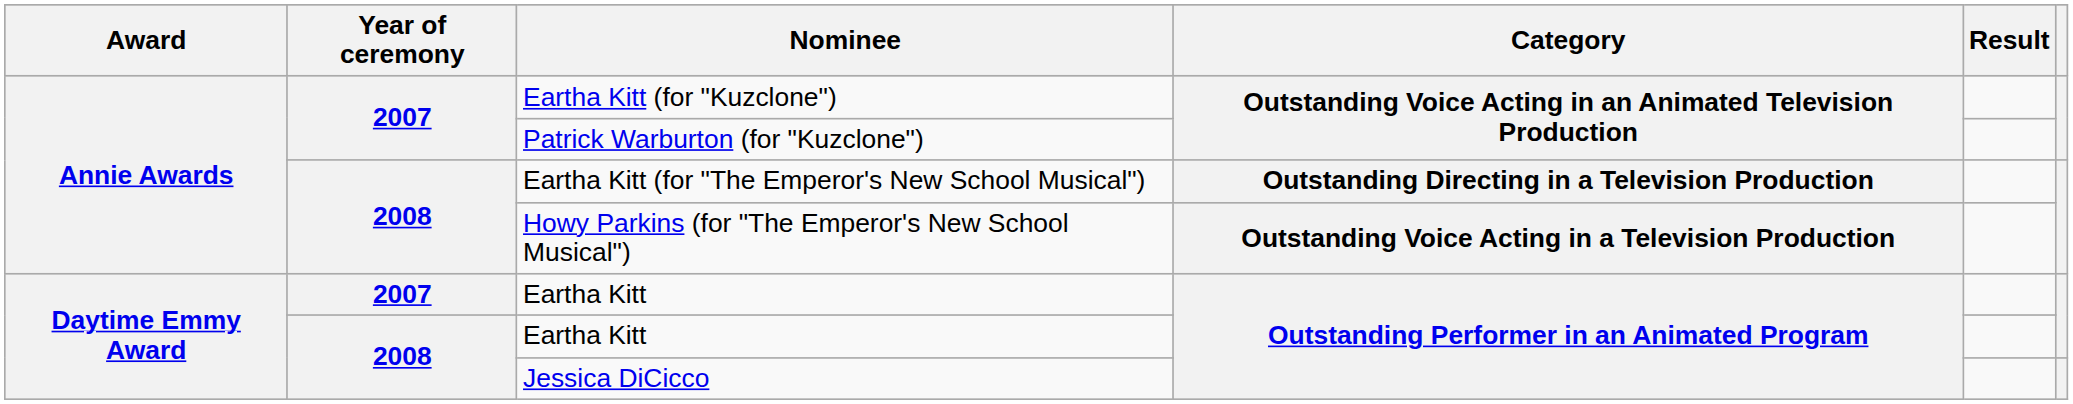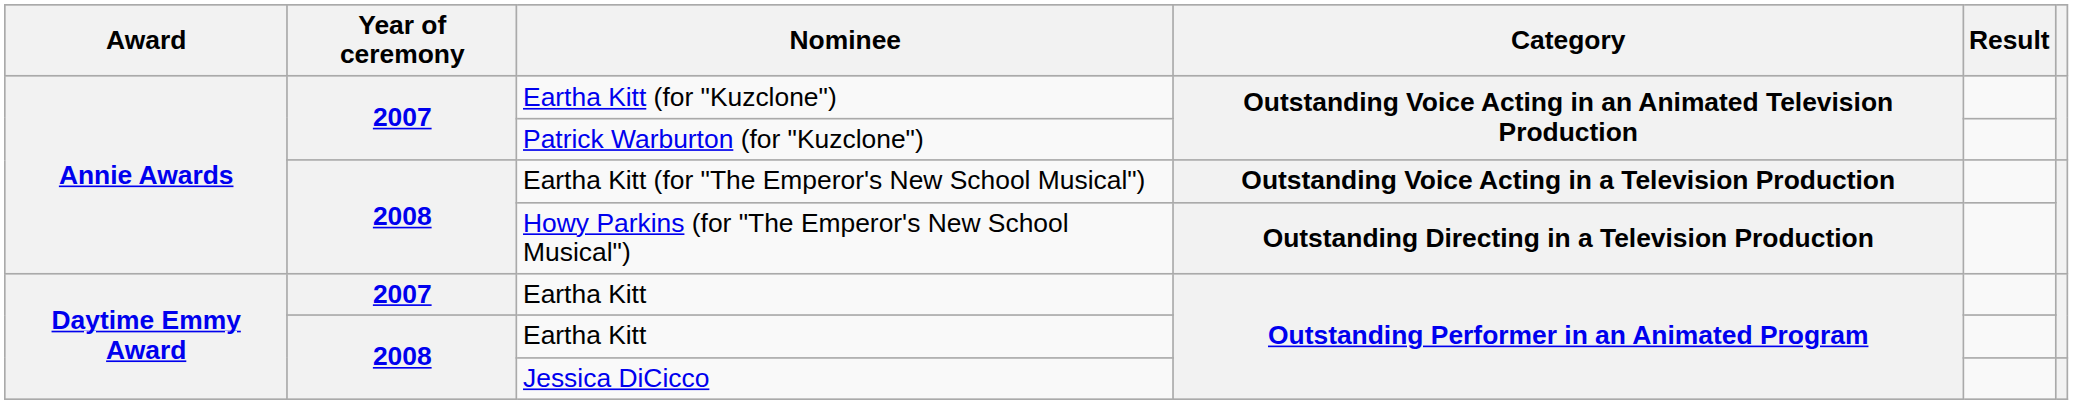(1568, 180) Outstanding Directing in a Television Production -> (1568, 180) Outstanding Voice Acting in a Television Production
(1568, 237) Outstanding Voice Acting in a Television Production -> (1568, 237) Outstanding Directing in a Television Production
